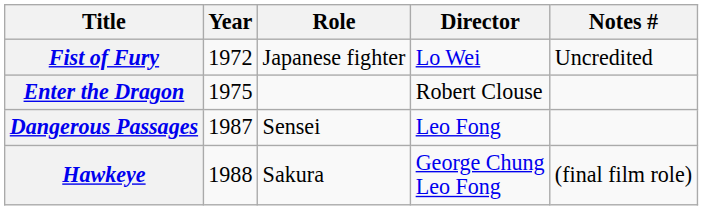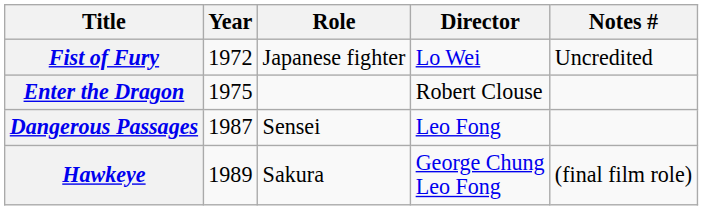(230, 174) 1988 -> (230, 174) 1989
